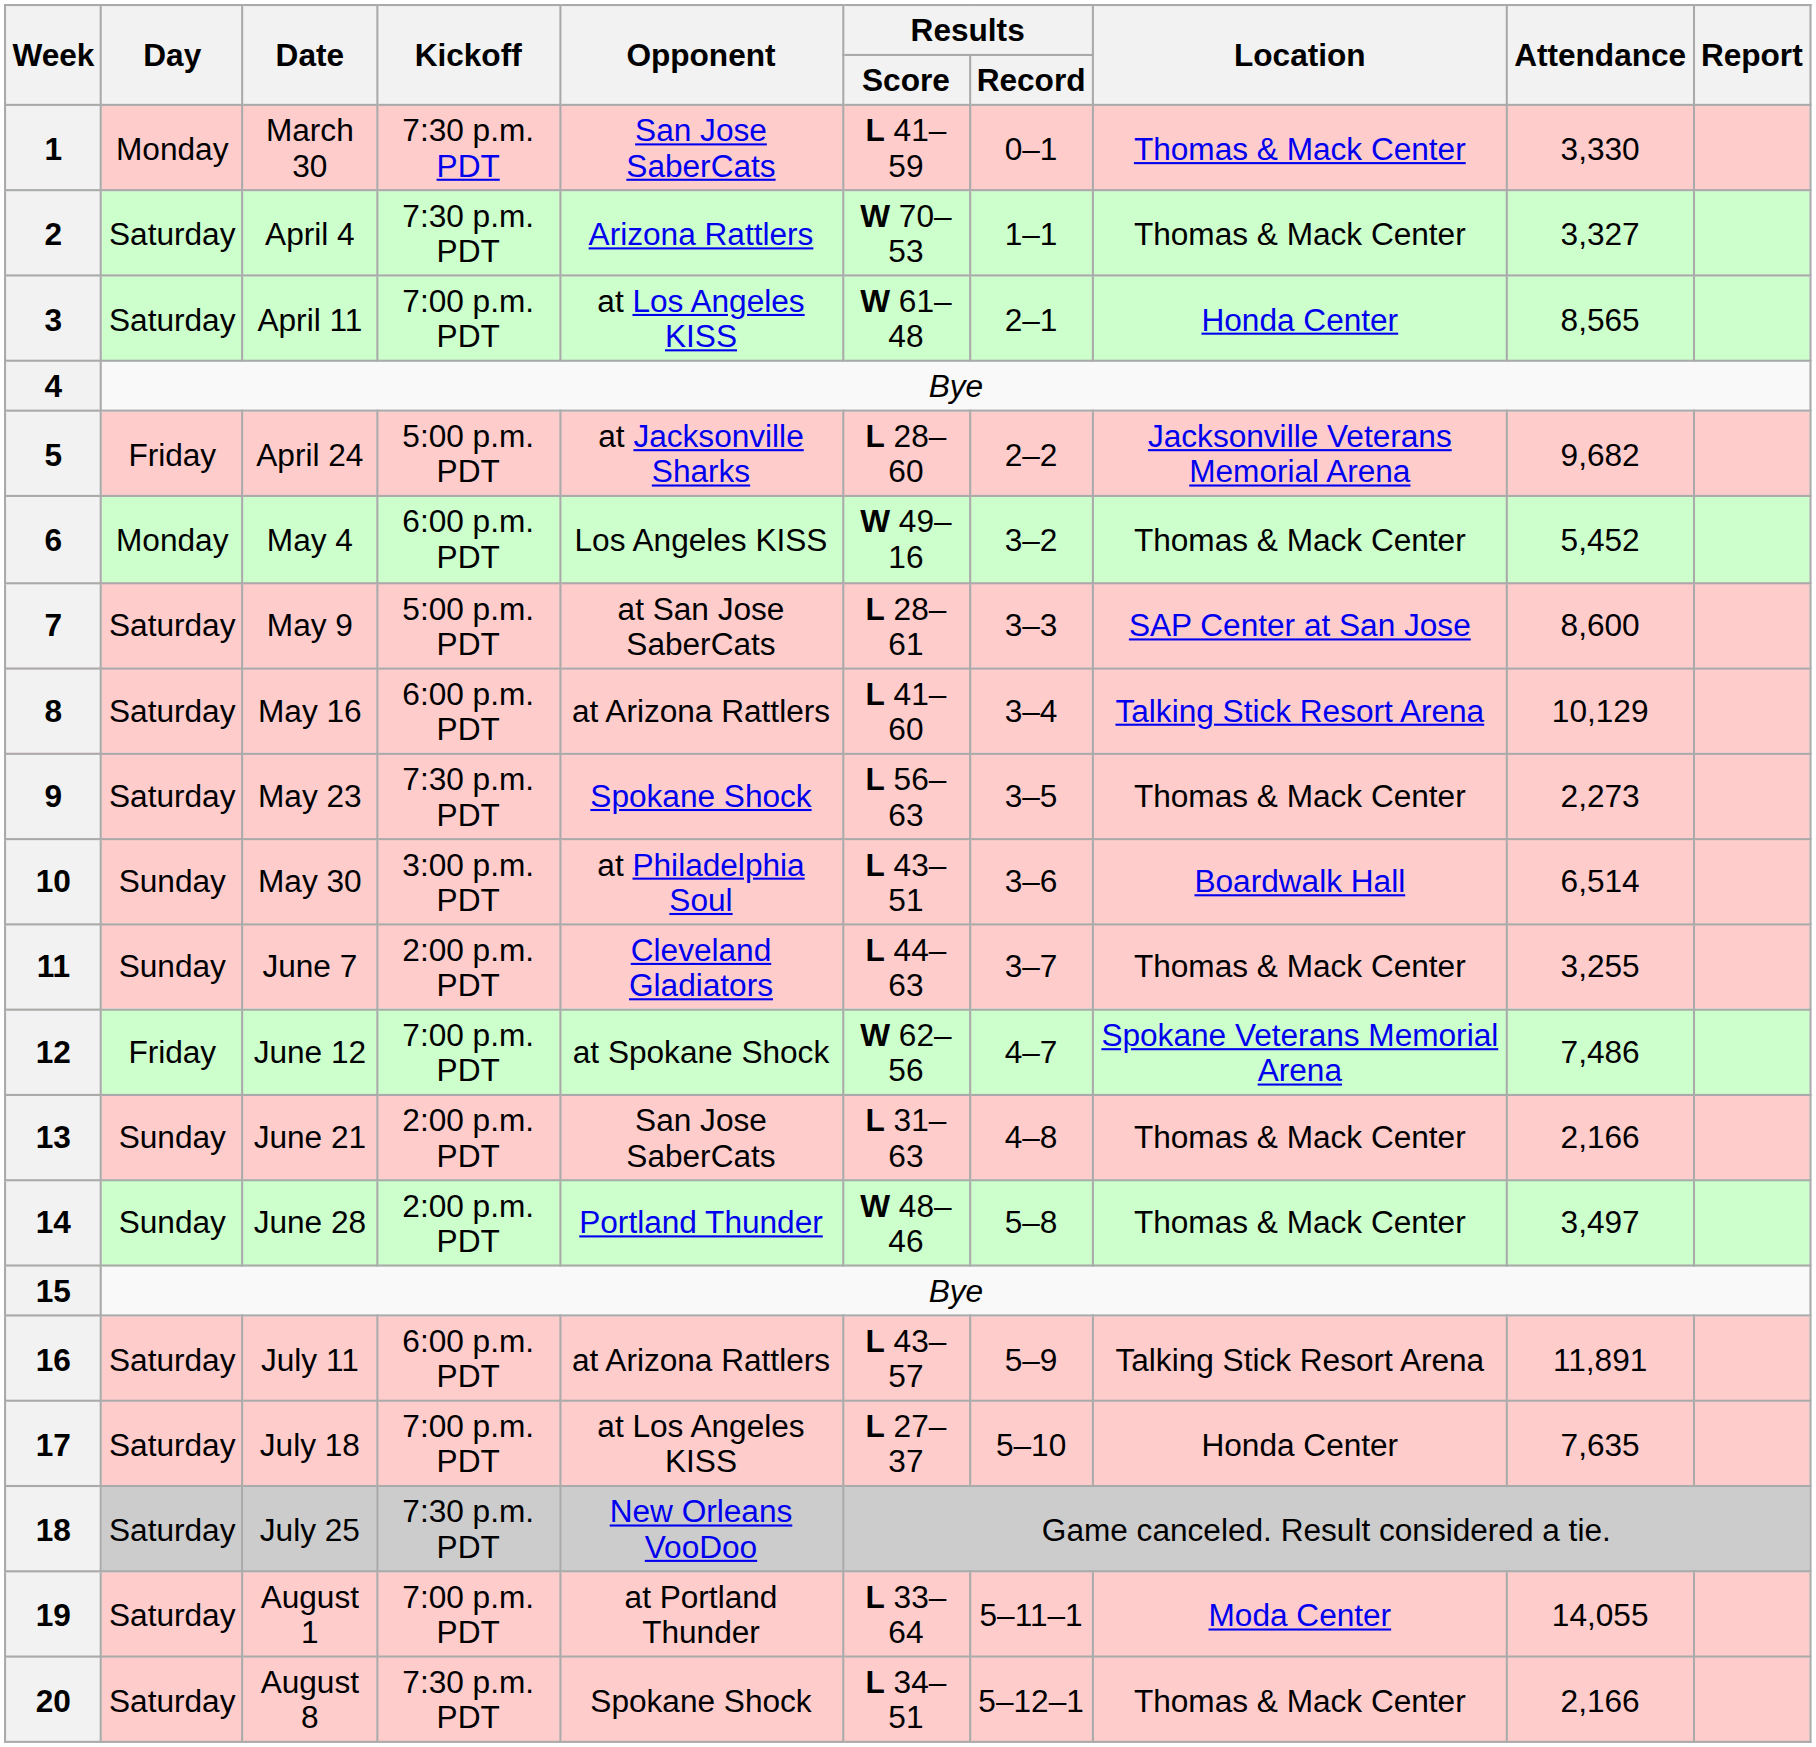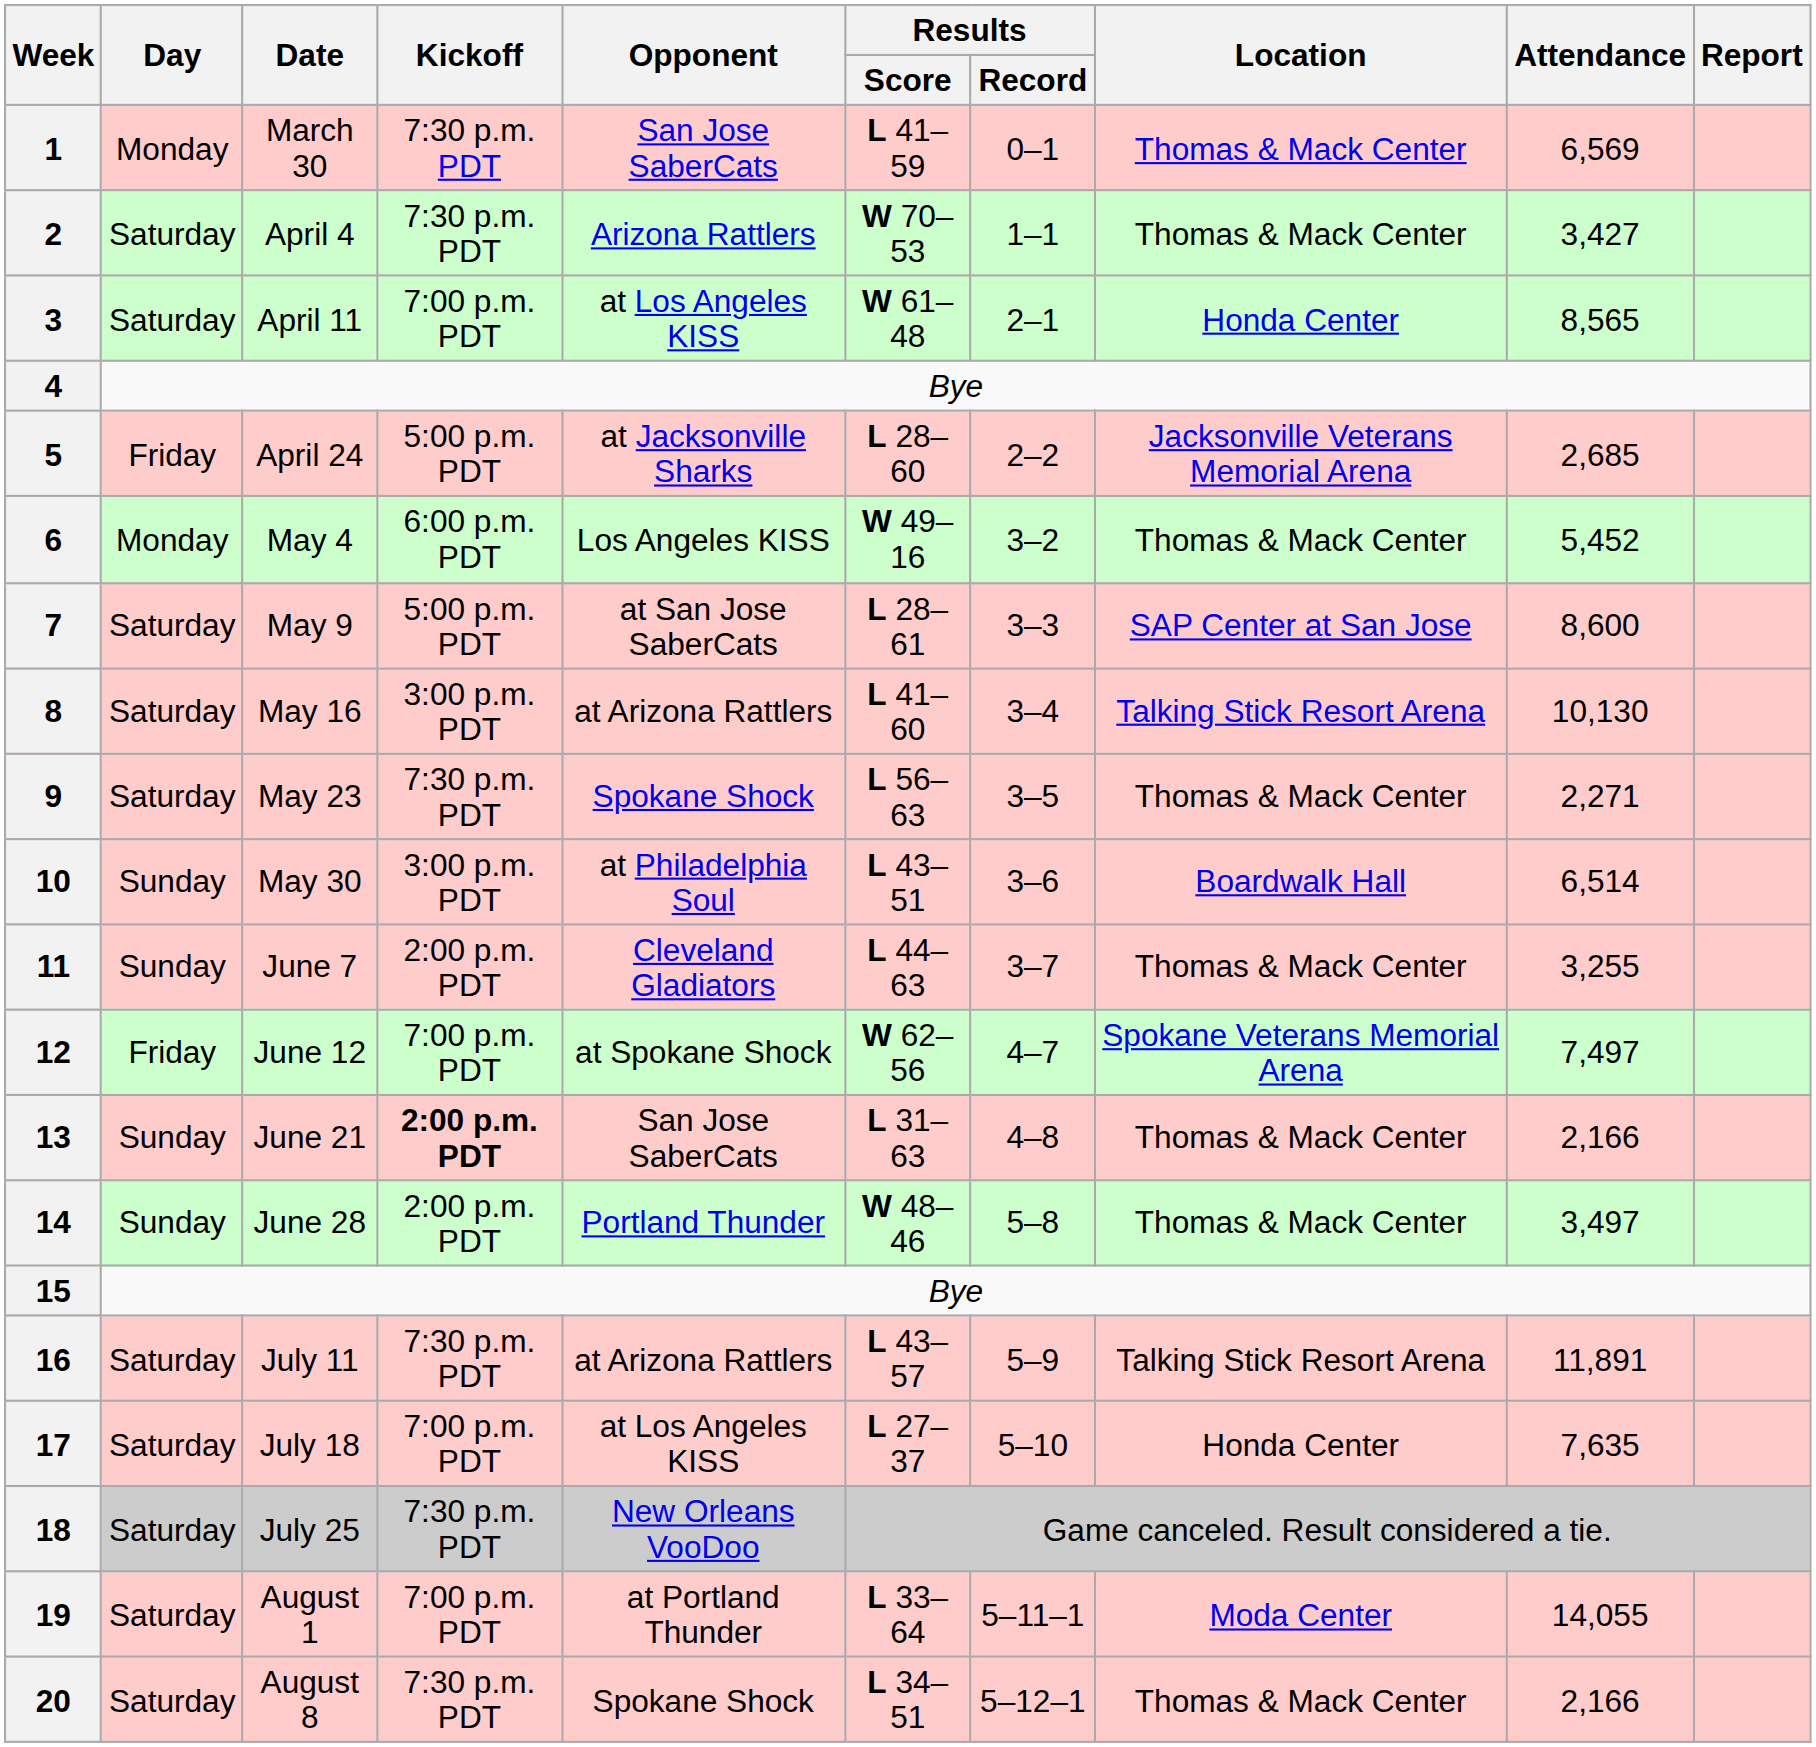(1600, 148) 3,330 -> (1600, 148) 6,569
(1600, 233) 3,327 -> (1600, 233) 3,427
(1600, 454) 9,682 -> (1600, 454) 2,685
(468, 711) 6:00 p.m. PDT -> (469, 711) 3:00 p.m. PDT
(1600, 711) 10,129 -> (1600, 711) 10,130
(1600, 796) 2,273 -> (1600, 796) 2,271
(1600, 1052) 7,486 -> (1600, 1052) 7,497
(468, 1138) normal -> (469, 1138) bold
(468, 1358) 6:00 p.m. PDT -> (469, 1358) 7:30 p.m. PDT
